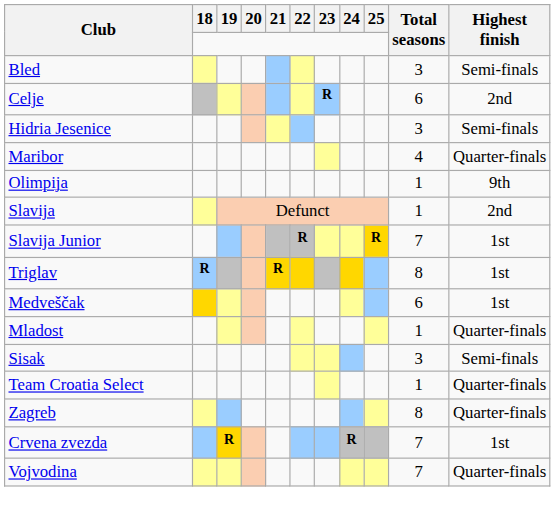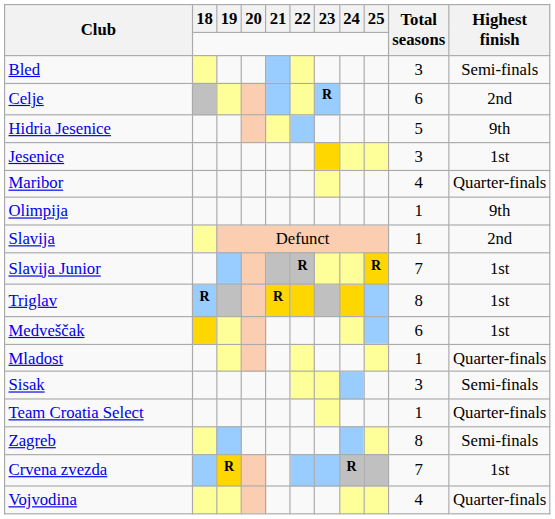(419, 128) 3 -> (419, 128) 5
(500, 128) Semi-finals -> (500, 128) 9th
+ row: (36, 156)
(500, 413) Quarter-finals -> (500, 440) Semi-finals
(419, 472) 7 -> (419, 500) 4
